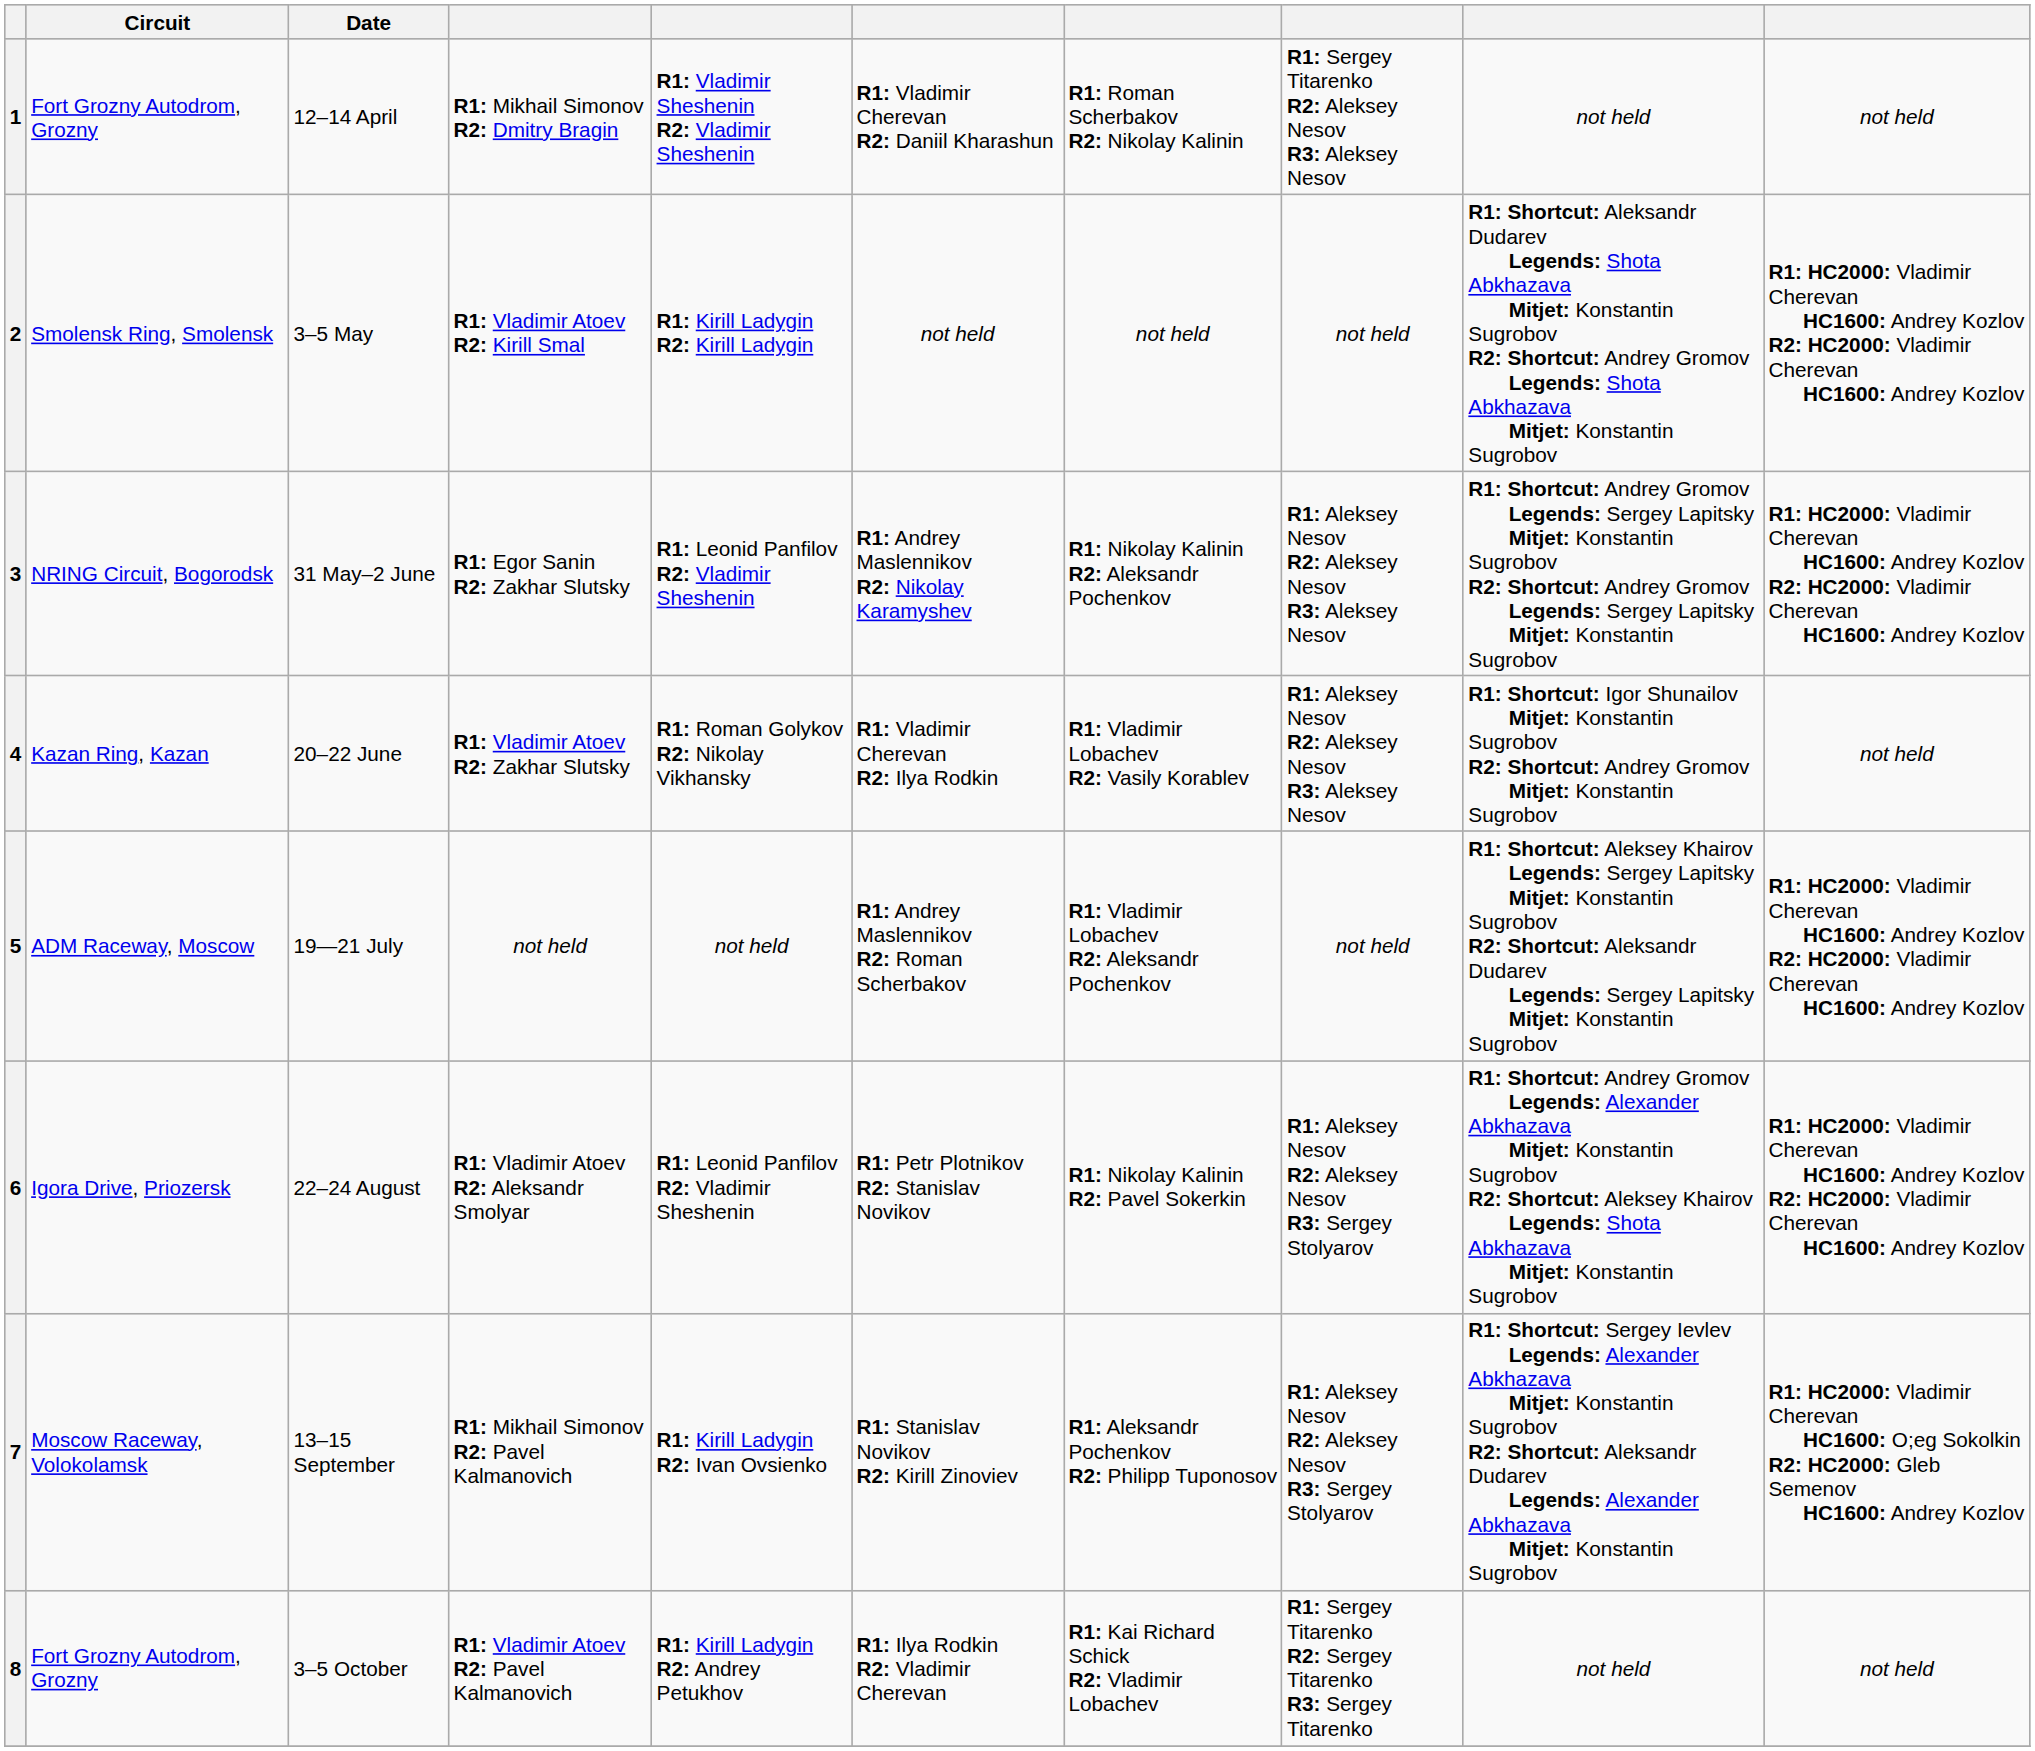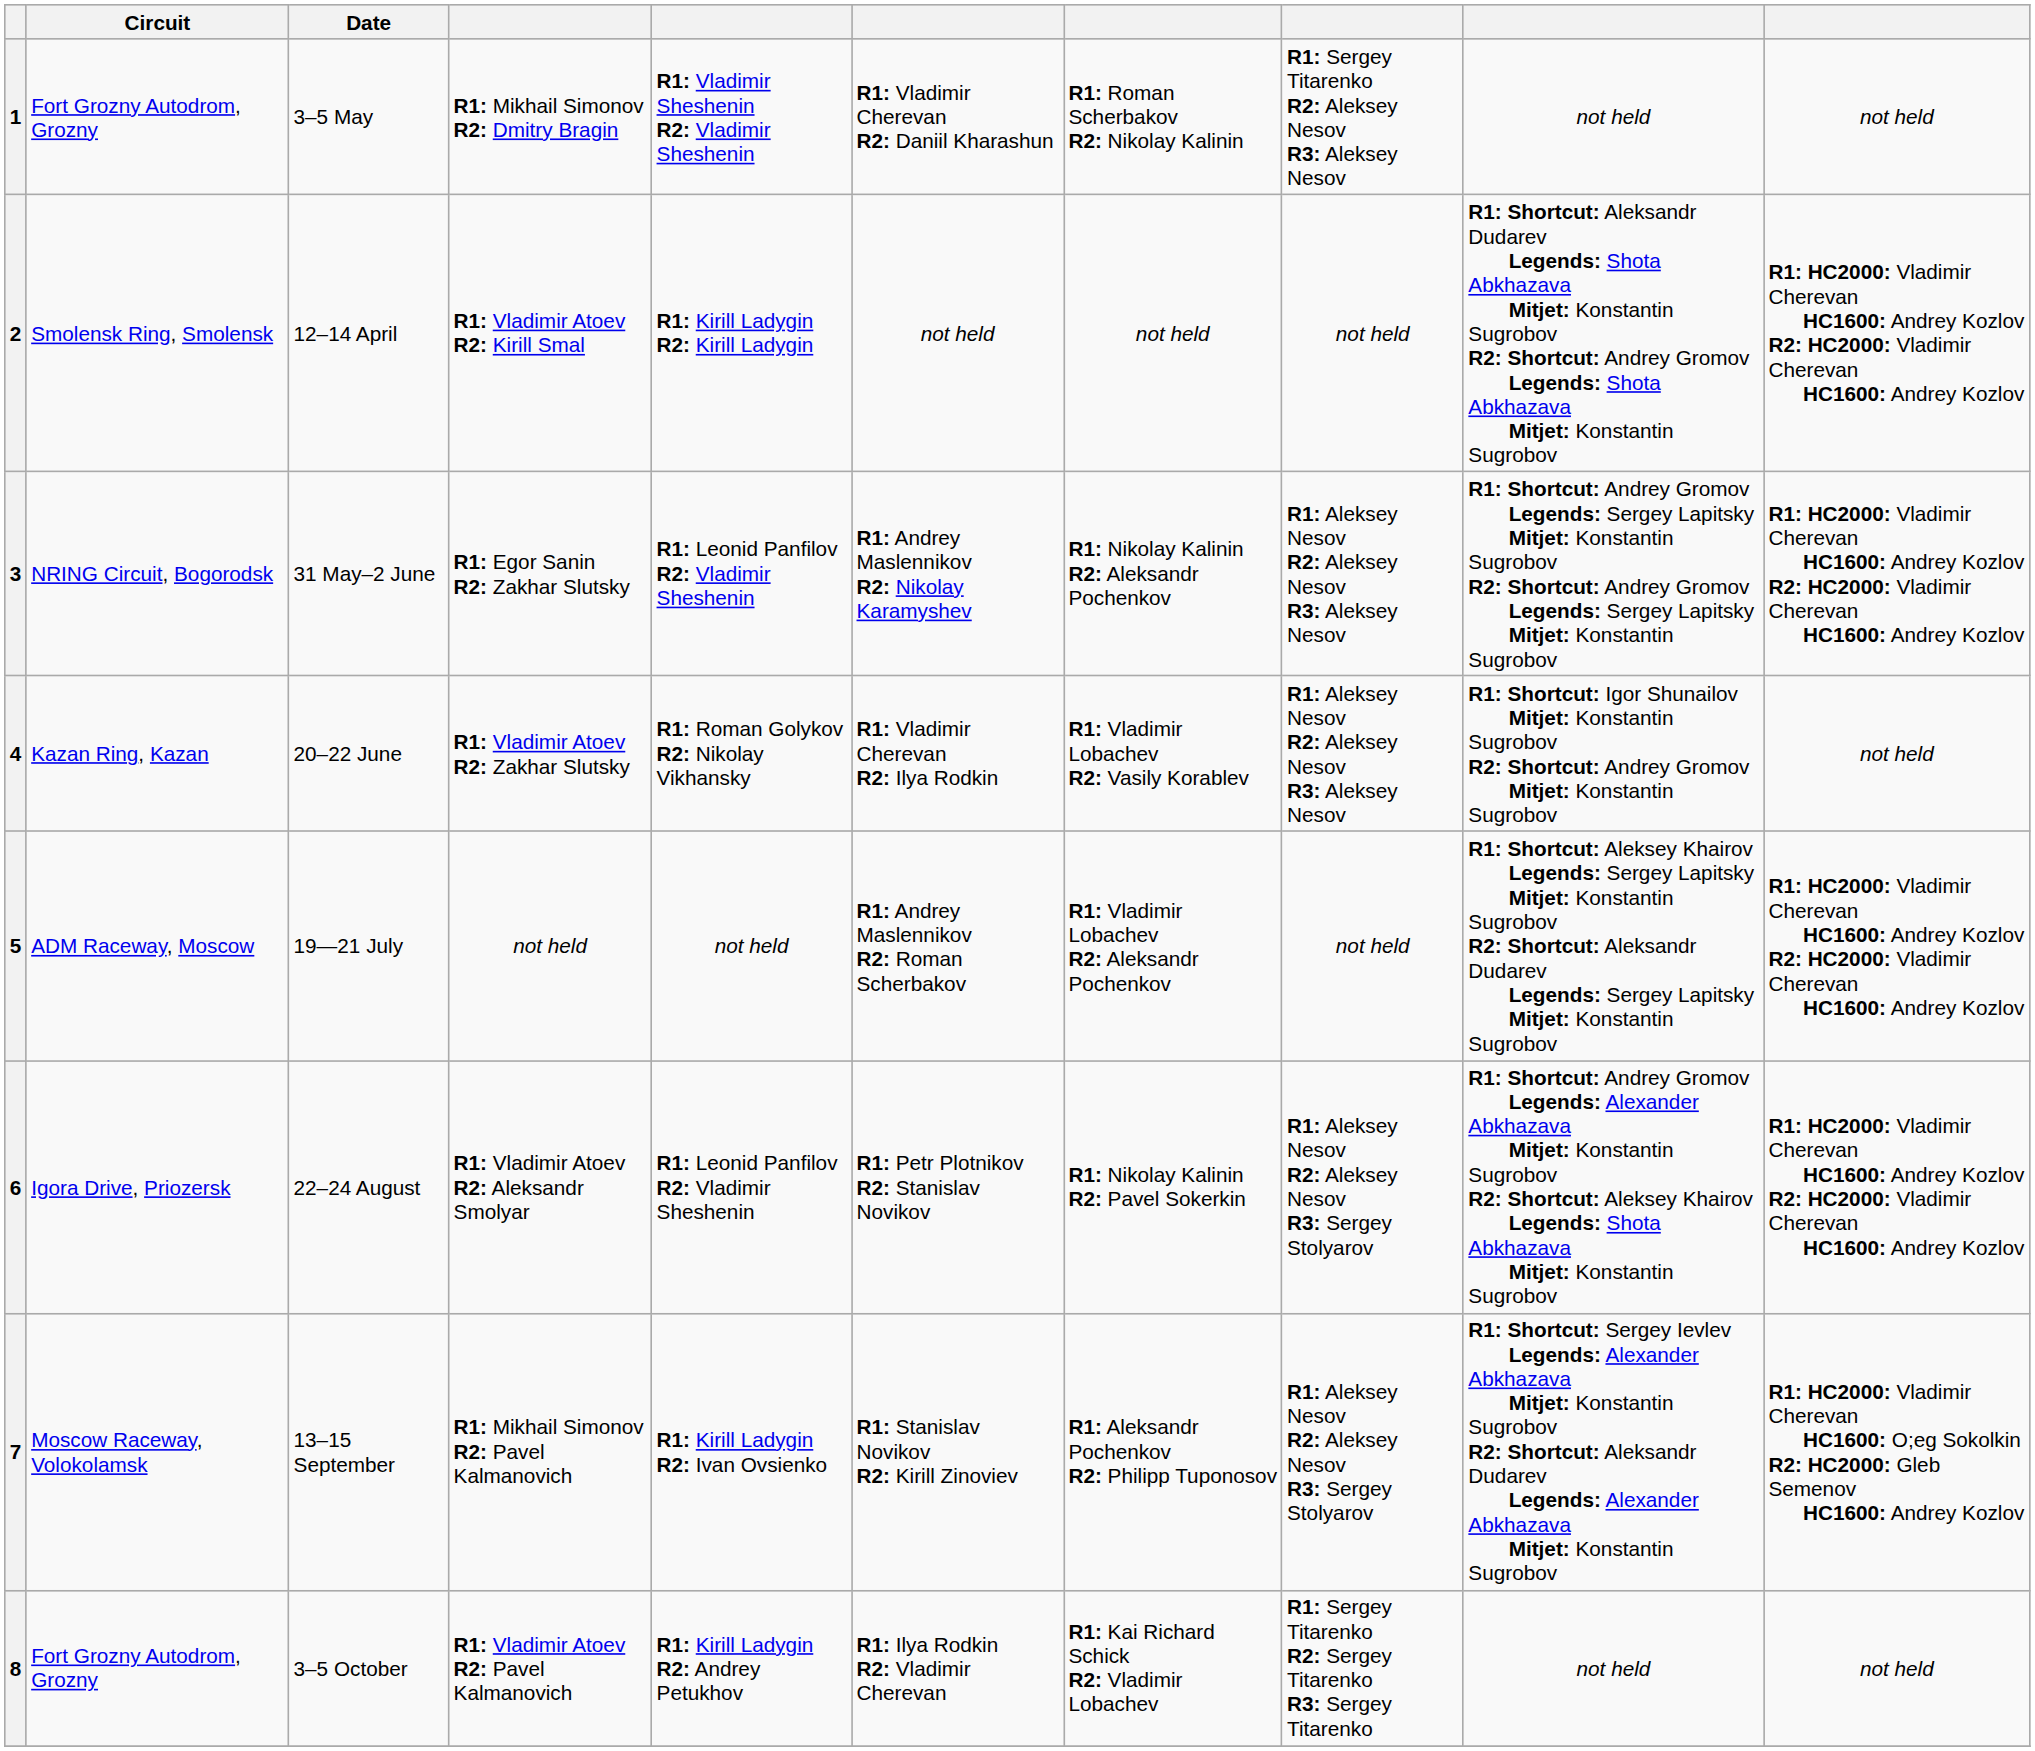(345, 117) 12–14 April -> (333, 117) 3–5 May
(333, 333) 3–5 May -> (345, 333) 12–14 April
